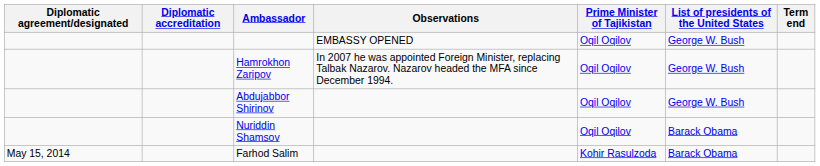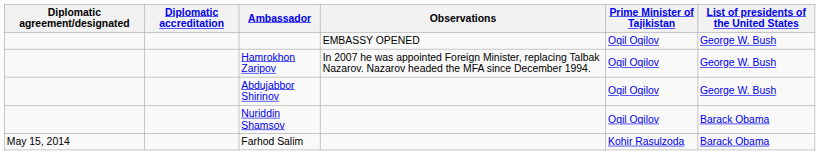- column: (796, 18)
